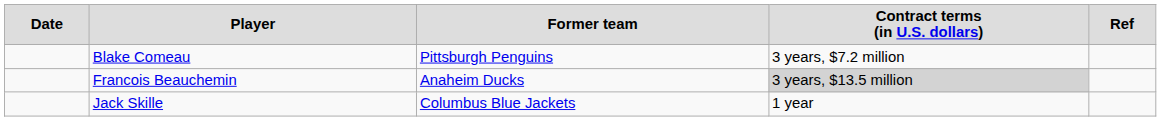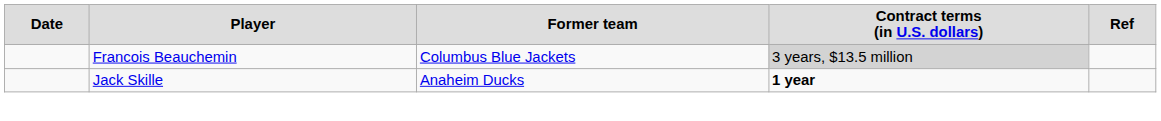- row: (142, 56)
(472, 80) Anaheim Ducks -> (498, 56) Columbus Blue Jackets
(498, 103) Columbus Blue Jackets -> (472, 80) Anaheim Ducks
(793, 103) normal -> (794, 80) bold
